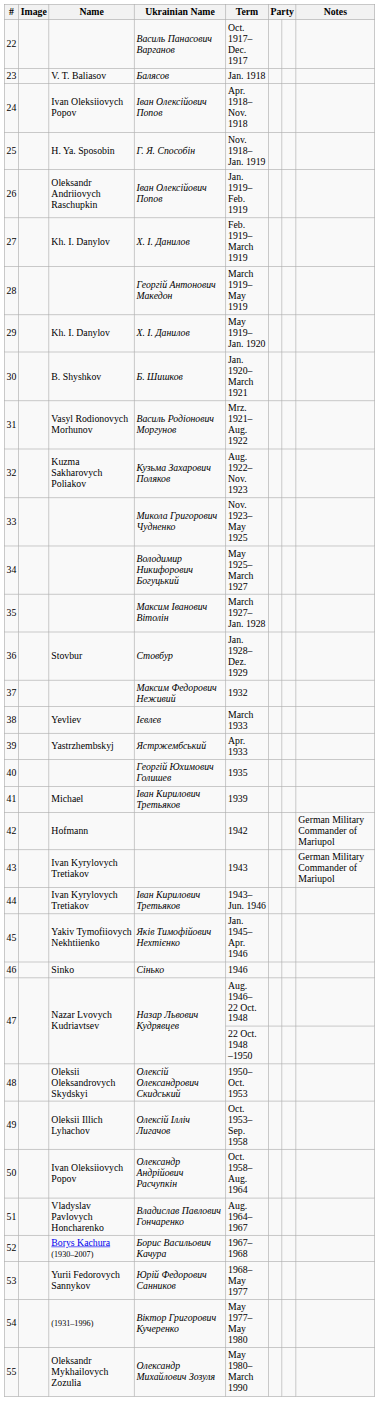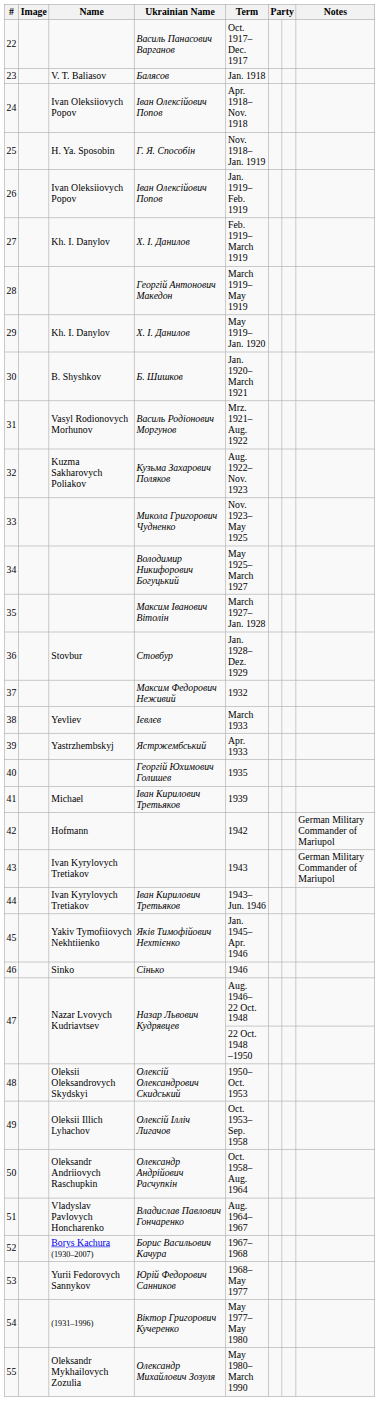(76, 193) Oleksandr Andriiovych Raschupkin -> (87, 193) Ivan Oleksiiovych Popov
(87, 1173) Ivan Oleksiiovych Popov -> (76, 1173) Oleksandr Andriiovych Raschupkin
